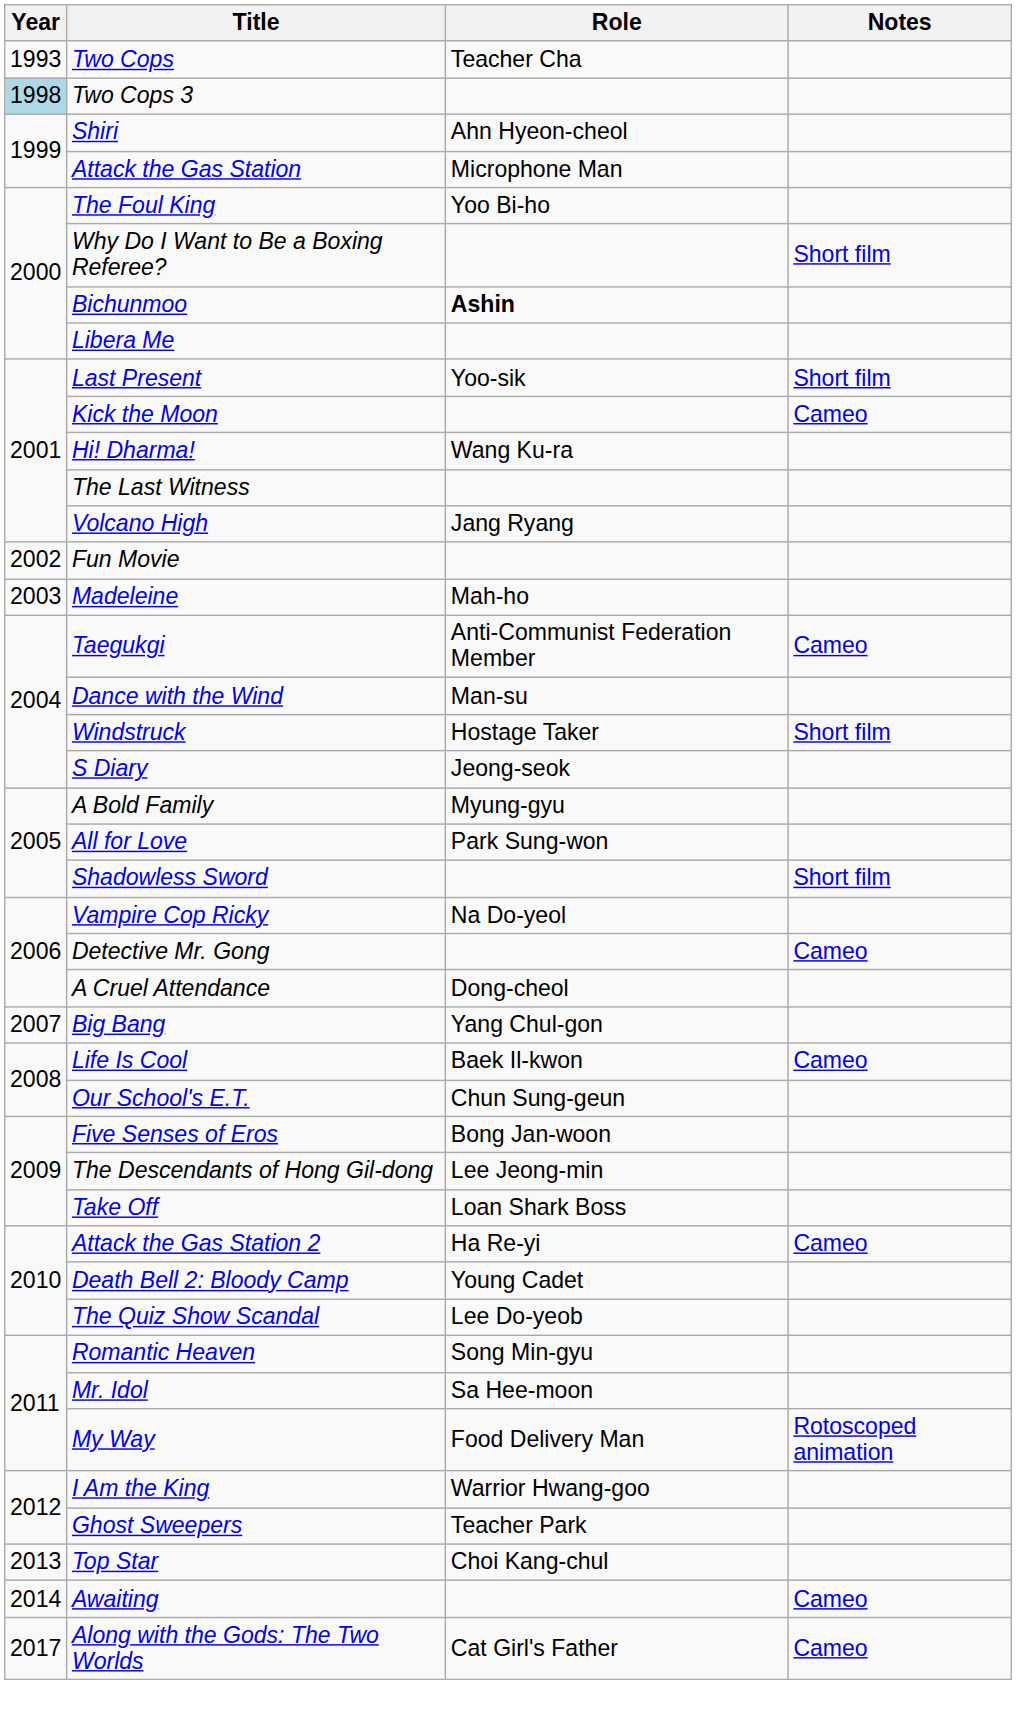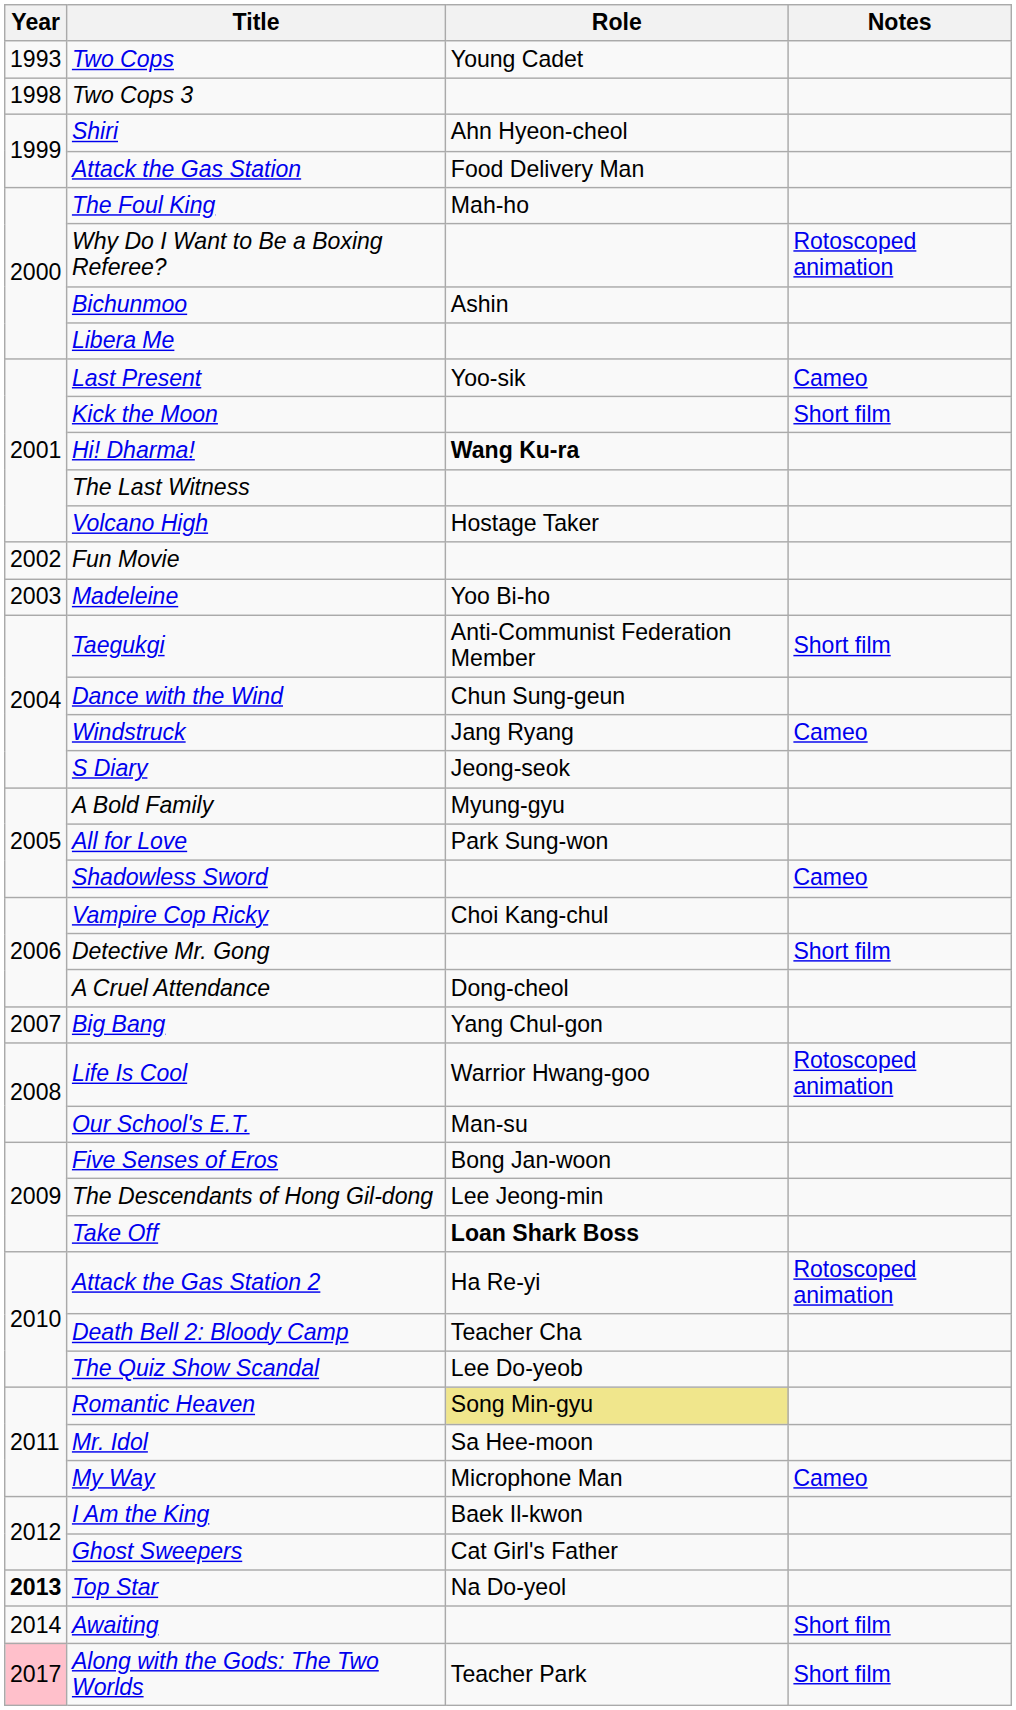(516, 59) Teacher Cha -> (517, 59) Young Cadet
(36, 95) lightblue background -> (36, 95) no background
(537, 168) Microphone Man -> (548, 168) Food Delivery Man
(500, 205) Yoo Bi-ho -> (490, 205) Mah-ho
(842, 254) Short film -> (855, 254) Rotoscoped animation
(483, 304) bold -> (480, 304) normal
(842, 377) Short film -> (831, 377) Cameo
(831, 414) Cameo -> (842, 414) Short film
(512, 450) normal -> (515, 450) bold
(512, 523) Jang Ryang -> (525, 523) Hostage Taker
(490, 596) Mah-ho -> (500, 596) Yoo Bi-ho
(831, 646) Cameo -> (842, 646) Short film
(489, 695) Man-su -> (538, 695) Chun Sung-geun
(525, 732) Hostage Taker -> (512, 732) Jang Ryang
(842, 732) Short film -> (831, 732) Cameo
(842, 878) Short film -> (831, 878) Cameo
(508, 915) Na Do-yeol -> (530, 915) Choi Kang-chul
(831, 951) Cameo -> (842, 951) Short film
(517, 1061) Baek Il-kwon -> (550, 1074) Warrior Hwang-goo
(831, 1061) Cameo -> (855, 1074) Rotoscoped animation
(538, 1097) Chun Sung-geun -> (489, 1123) Man-su
(539, 1207) normal -> (545, 1233) bold
(831, 1243) Cameo -> (855, 1282) Rotoscoped animation
(517, 1280) Young Cadet -> (516, 1332) Teacher Cha
(522, 1353) no background -> (522, 1405) khaki background
(548, 1439) Food Delivery Man -> (537, 1478) Microphone Man
(855, 1439) Rotoscoped animation -> (831, 1478) Cameo
(550, 1489) Warrior Hwang-goo -> (517, 1514) Baek Il-kwon
(519, 1525) Teacher Park -> (534, 1551) Cat Girl's Father
(36, 1562) normal -> (36, 1588) bold
(530, 1562) Choi Kang-chul -> (508, 1588) Na Do-yeol
(831, 1598) Cameo -> (842, 1624) Short film
(36, 1648) no background -> (36, 1674) pink background
(534, 1648) Cat Girl's Father -> (519, 1674) Teacher Park
(831, 1648) Cameo -> (842, 1674) Short film
